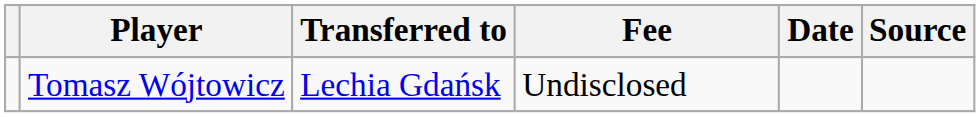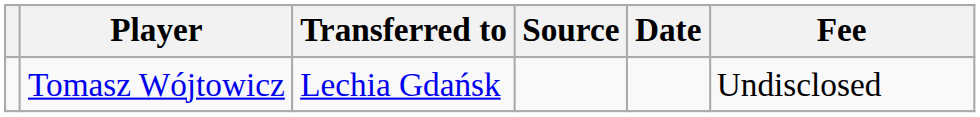columns swapped: (647, 30) <-> (918, 30)
